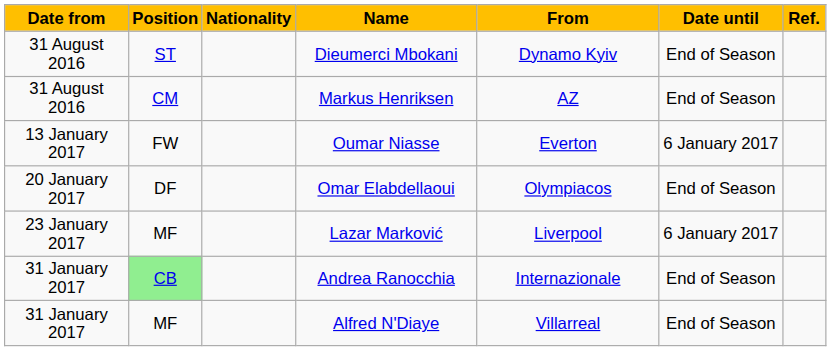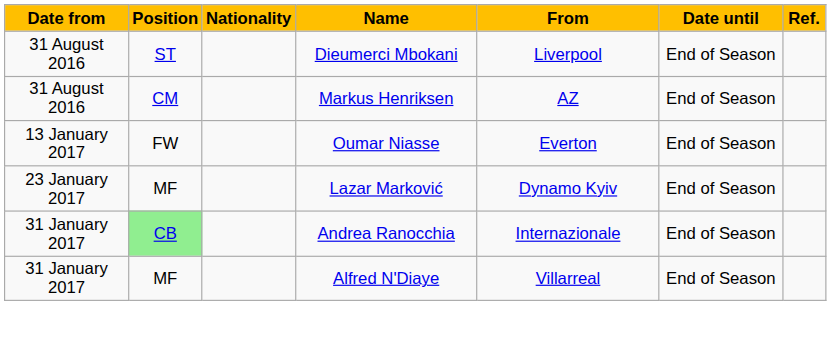(568, 54) Dynamo Kyiv -> (568, 54) Liverpool
(721, 144) 6 January 2017 -> (721, 144) End of Season
- row: (386, 189)
(568, 234) Liverpool -> (568, 189) Dynamo Kyiv
(721, 234) 6 January 2017 -> (721, 189) End of Season
